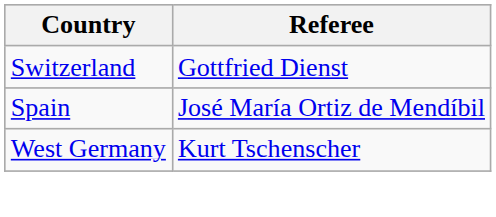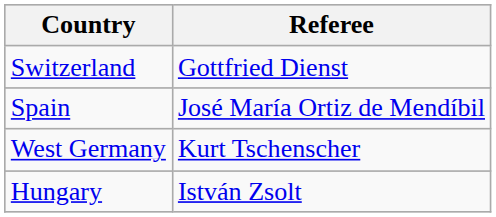+ row: (56, 190)
